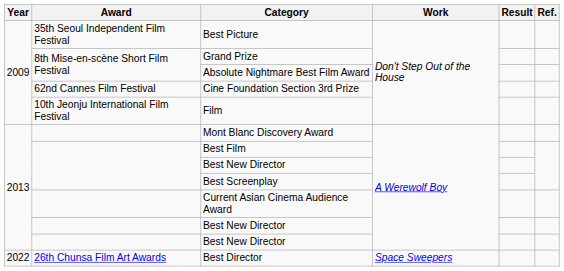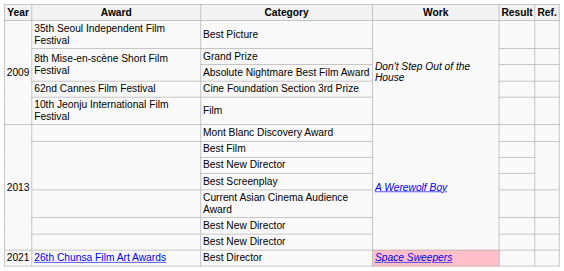(18, 258) 2022 -> (18, 258) 2021
(414, 258) no background -> (414, 258) pink background
